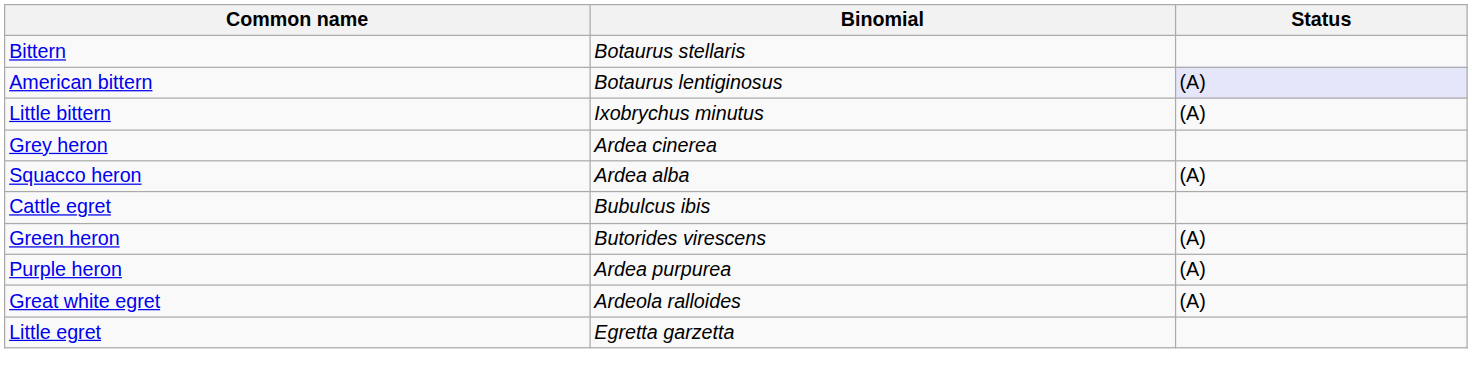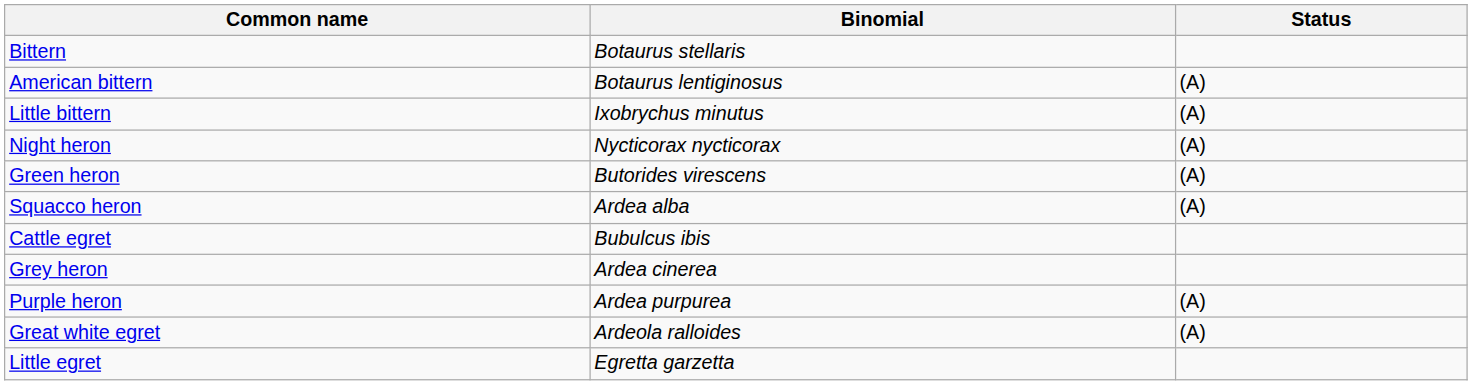(1193, 82) lavender background -> (1193, 82) no background
+ row: (60, 144)
rows swapped: (64, 238) <-> (58, 144)
